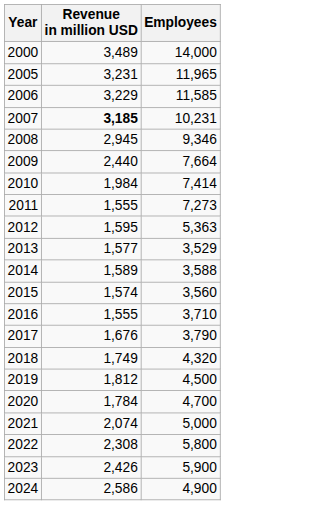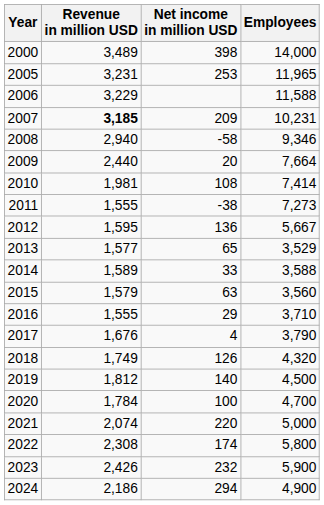+ column: (191, 23)
(196, 96) 11,585 -> (296, 96) 11,588
(121, 140) 2,945 -> (121, 140) 2,940
(121, 183) 1,984 -> (121, 183) 1,981
(200, 227) 5,363 -> (299, 227) 5,667
(121, 292) 1,574 -> (121, 292) 1,579
(121, 489) 2,586 -> (121, 489) 2,186
